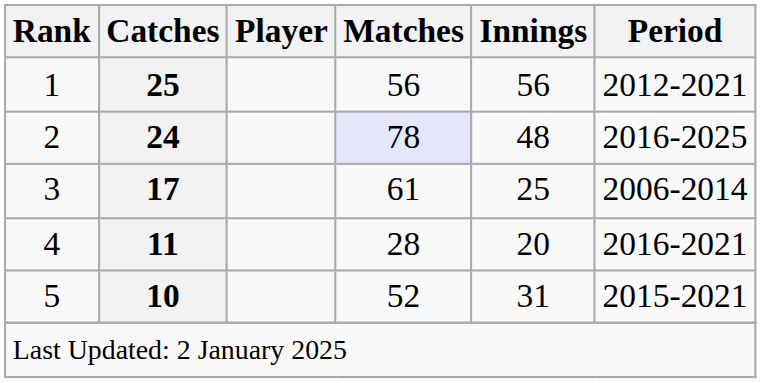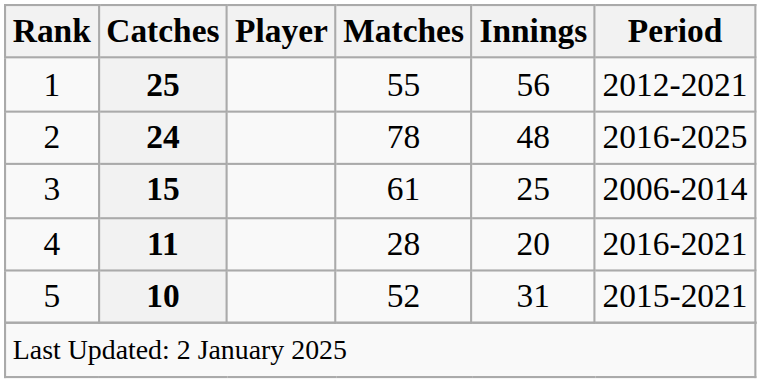(404, 84) 56 -> (404, 84) 55
(404, 137) lavender background -> (404, 137) no background
(163, 190) 17 -> (163, 190) 15
